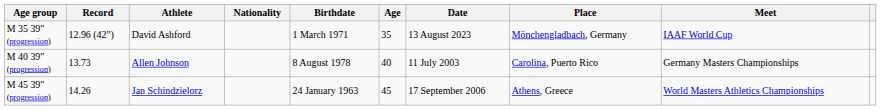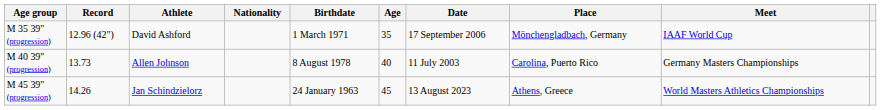(440, 35) 13 August 2023 -> (447, 35) 17 September 2006
(447, 91) 17 September 2006 -> (440, 91) 13 August 2023
